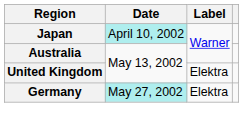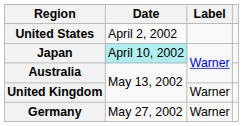+ row: (55, 33)
(209, 72) Elektra -> (210, 92) Warner
(145, 92) paleturquoise background -> (145, 111) no background
(209, 92) Elektra -> (210, 111) Warner
